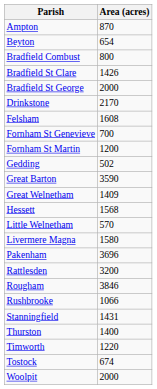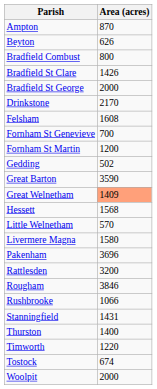(107, 42) 654 -> (107, 42) 626
(109, 194) no background -> (109, 194) lightsalmon background
